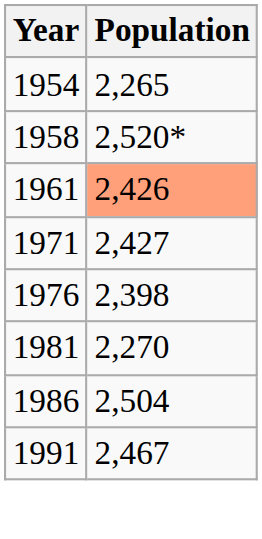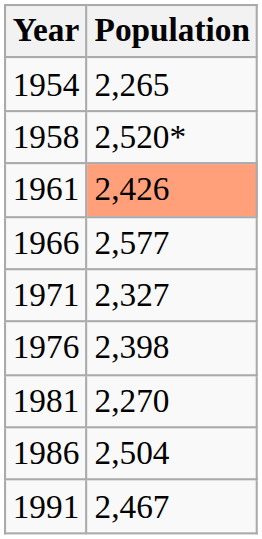+ row: (46, 242)
(132, 242) 2,427 -> (132, 294) 2,327
